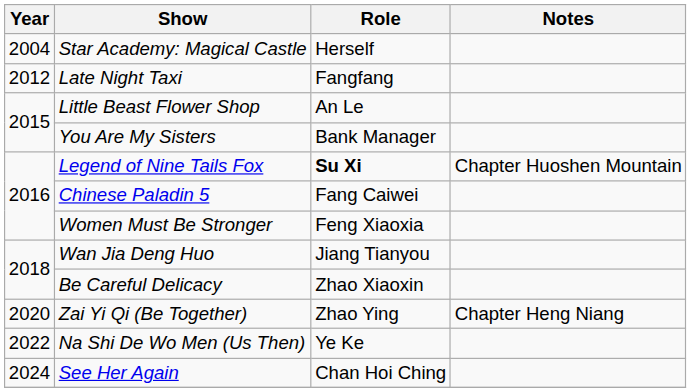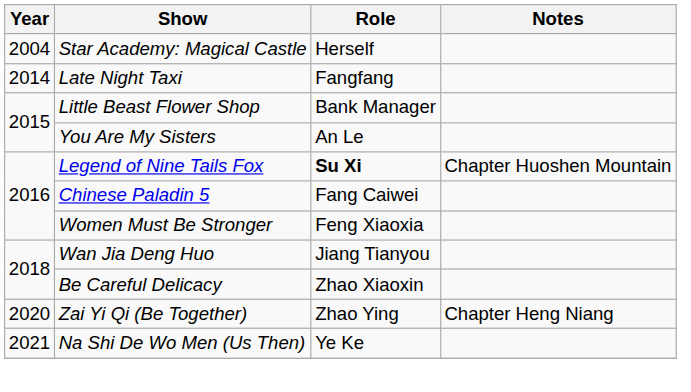(30, 78) 2012 -> (30, 78) 2014
(339, 107) An Le -> (376, 107) Bank Manager
(376, 136) Bank Manager -> (339, 136) An Le
(30, 343) 2022 -> (30, 343) 2021
- row: (119, 372)
